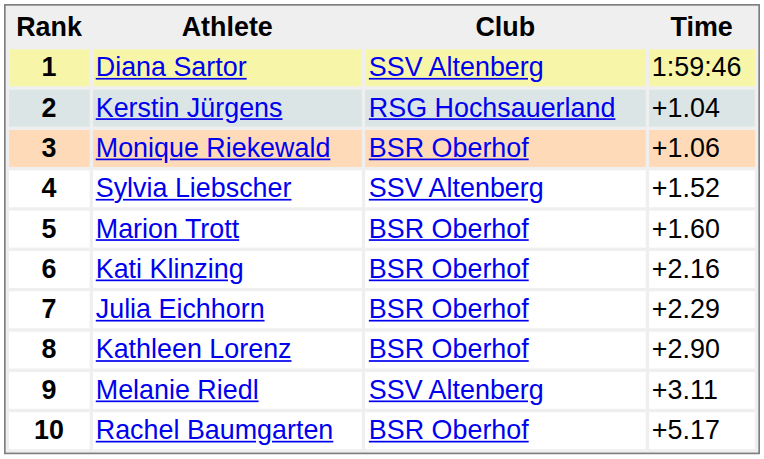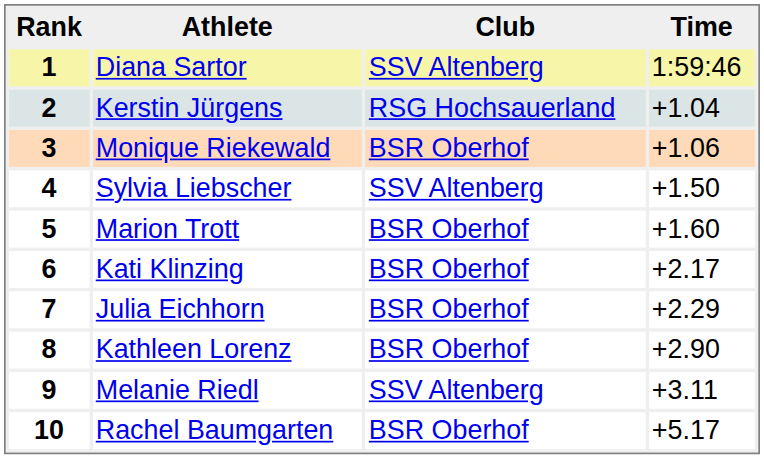(686, 188) +1.52 -> (686, 188) +1.50
(686, 269) +2.16 -> (686, 269) +2.17
